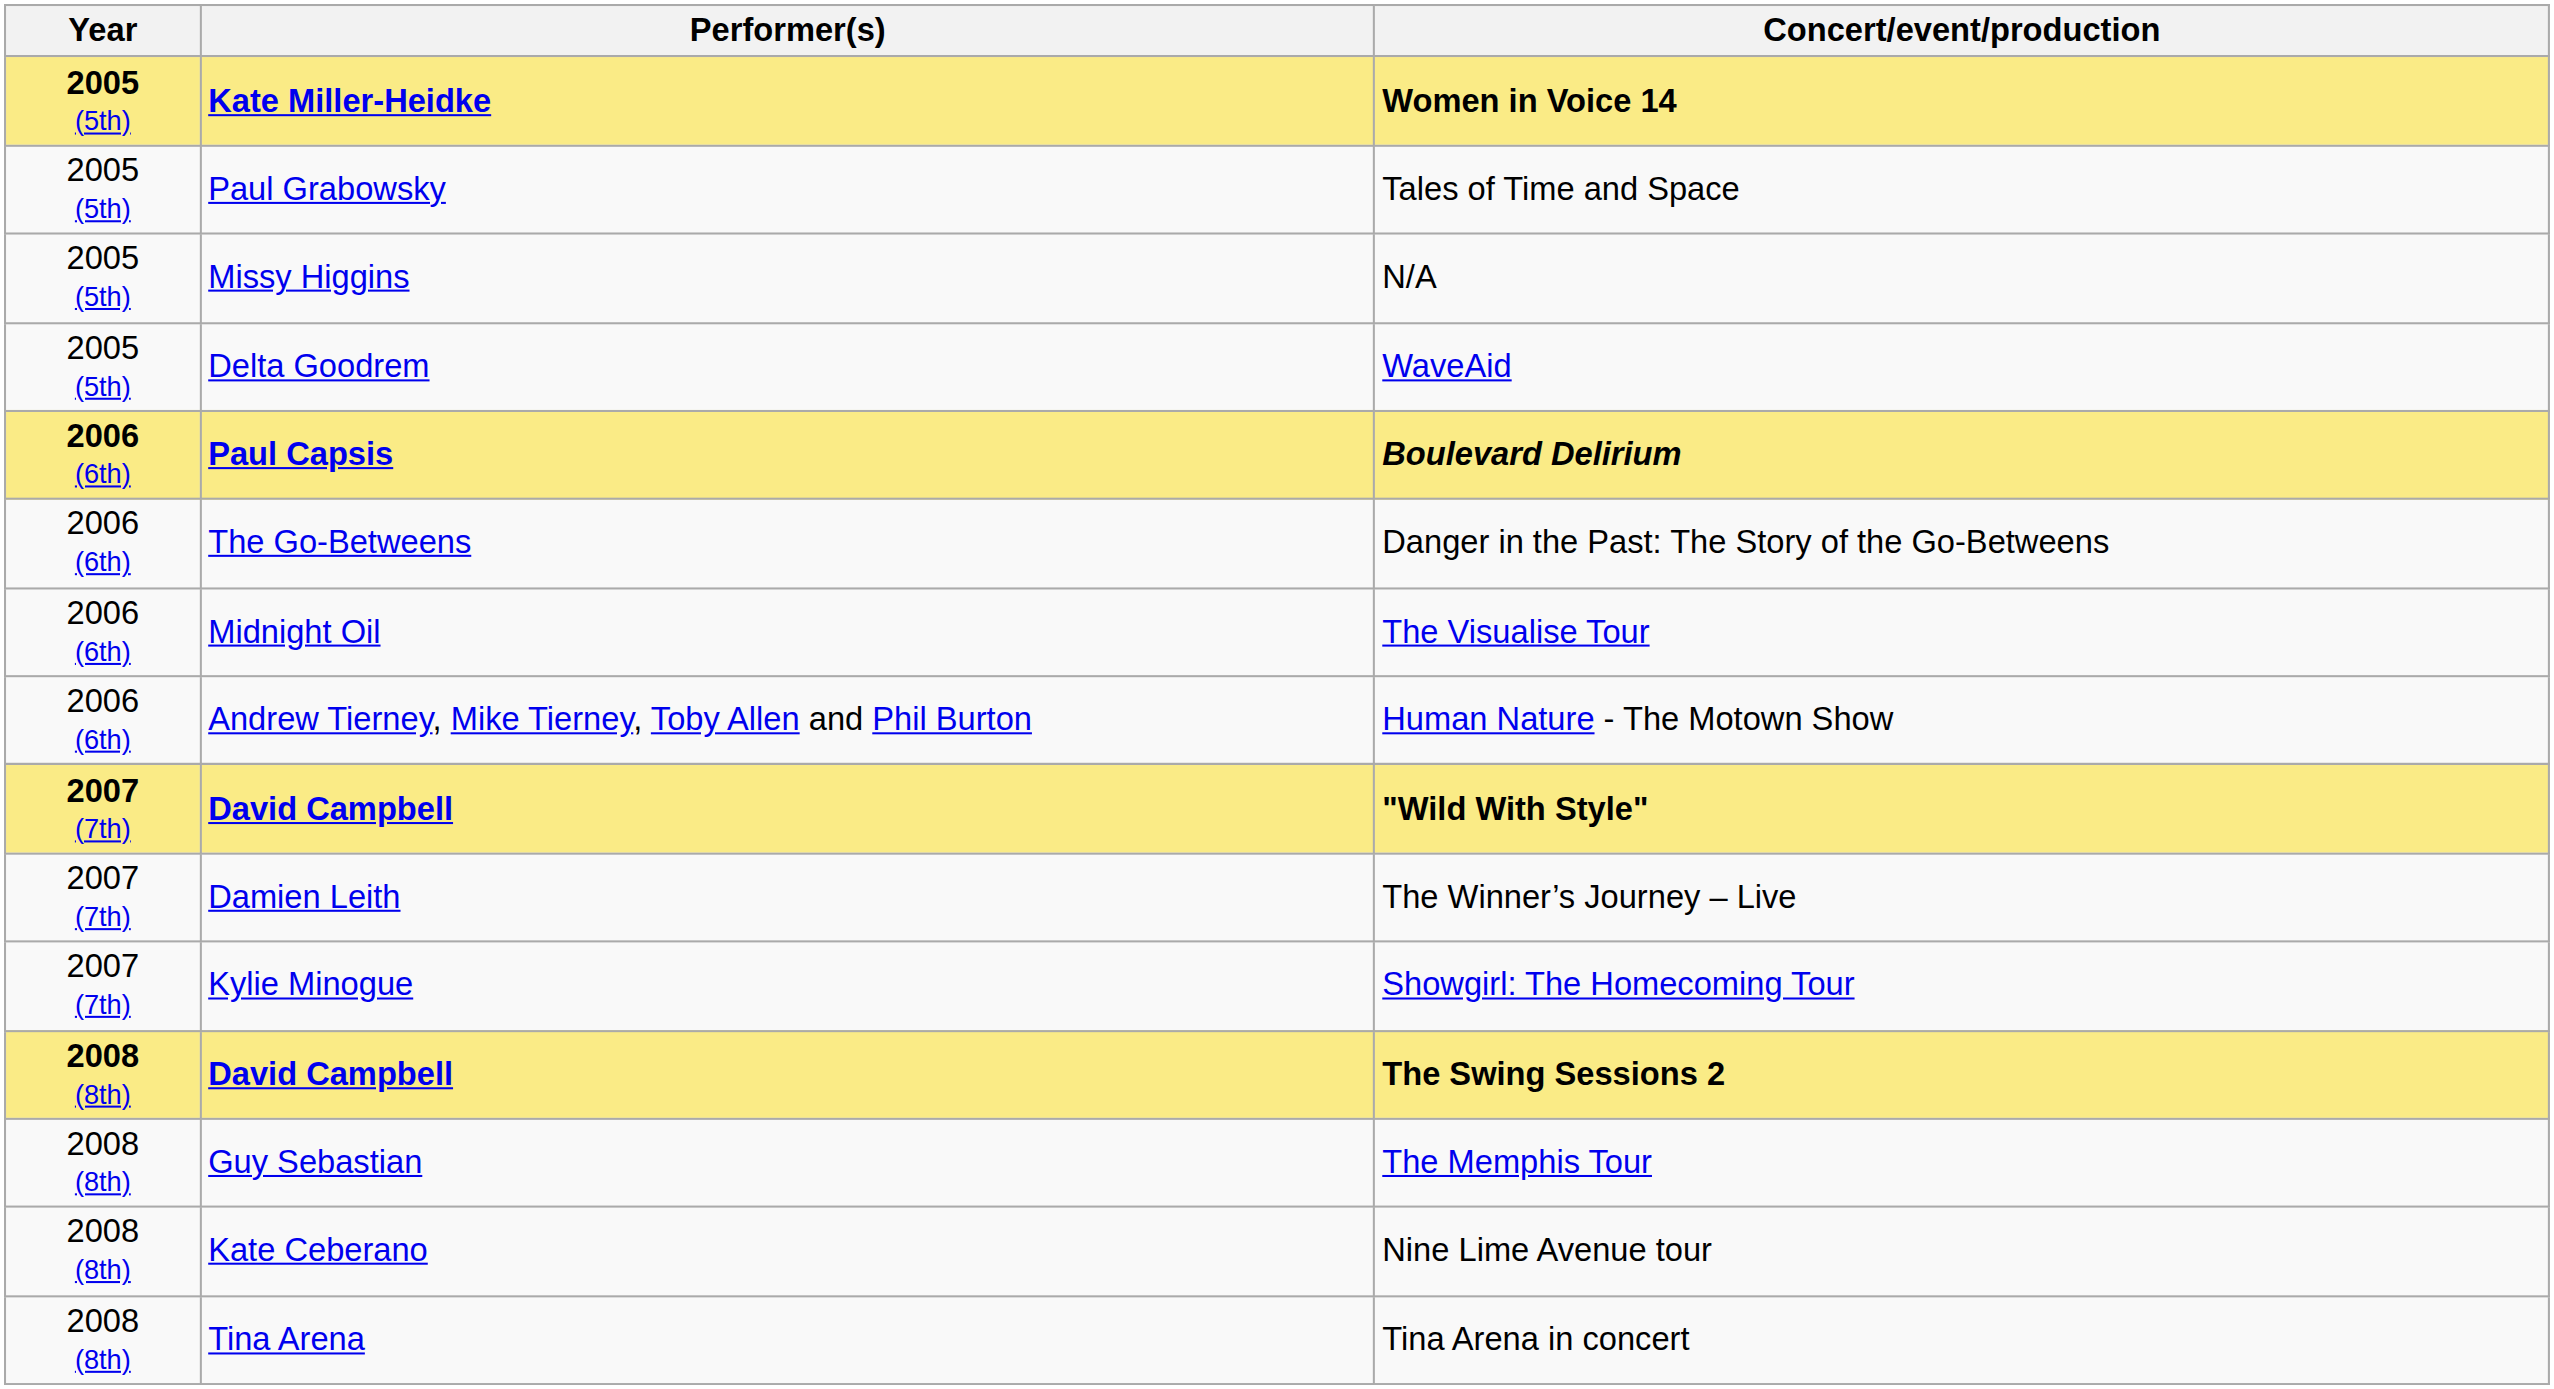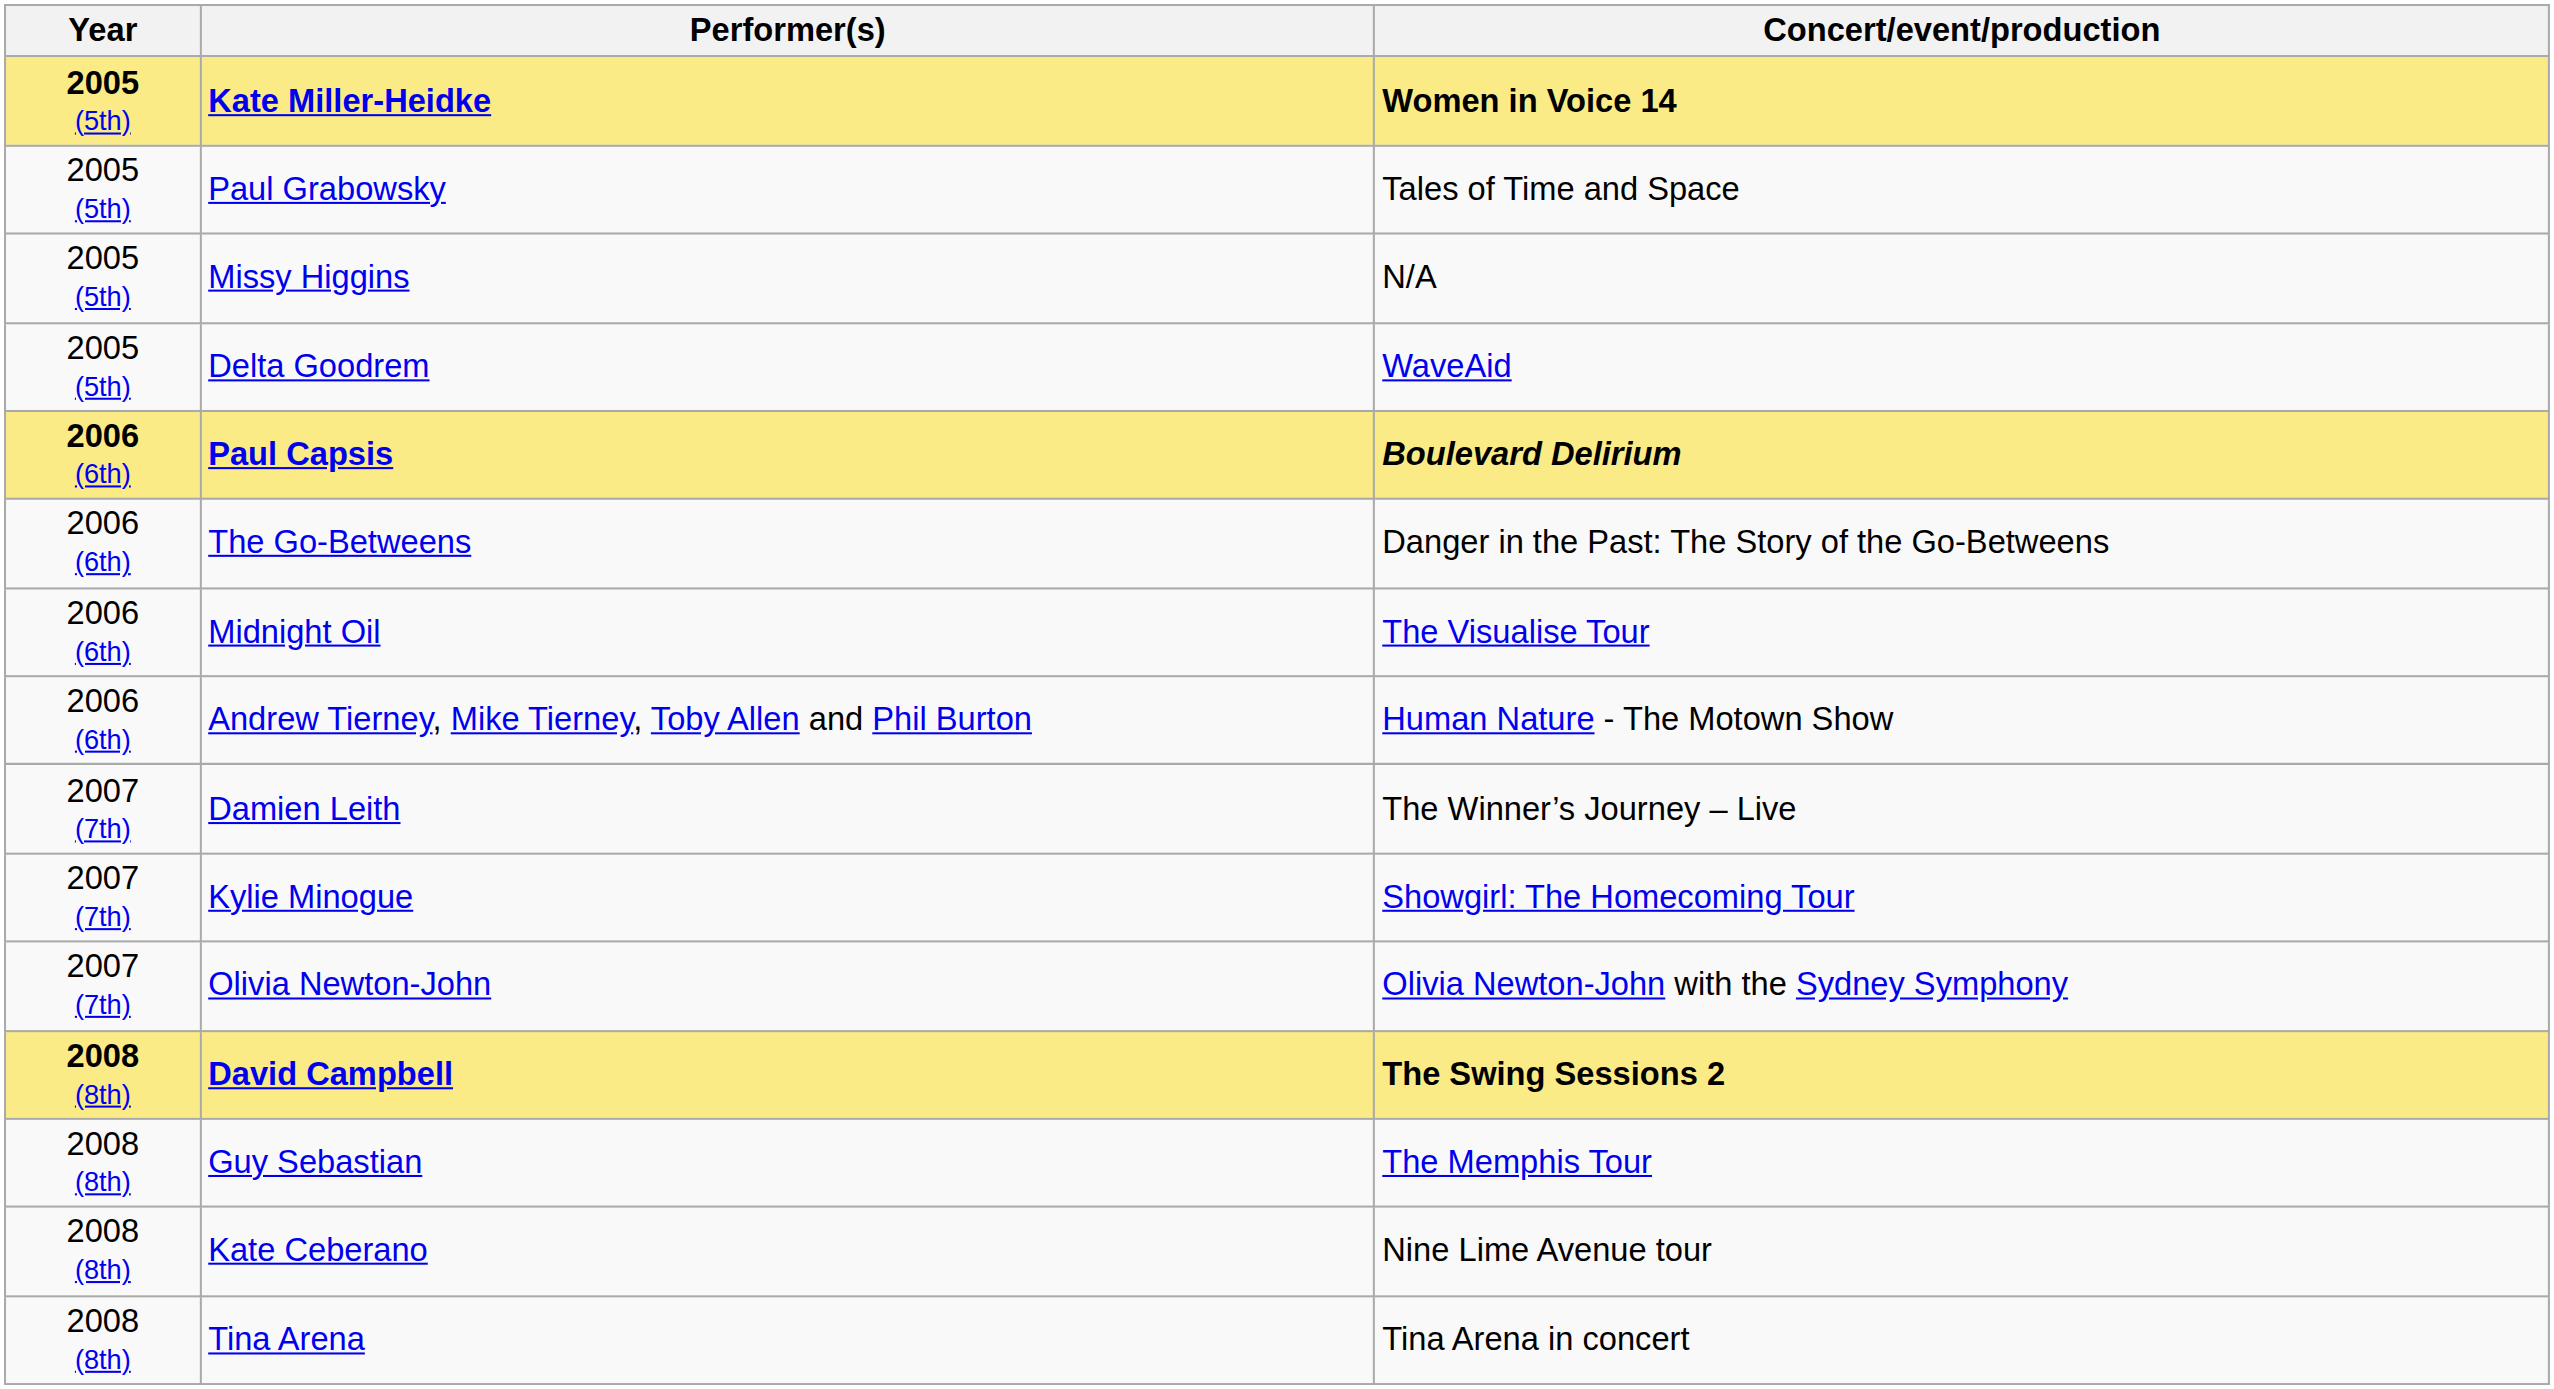- row: (1515, 808)
+ row: (1725, 985)
